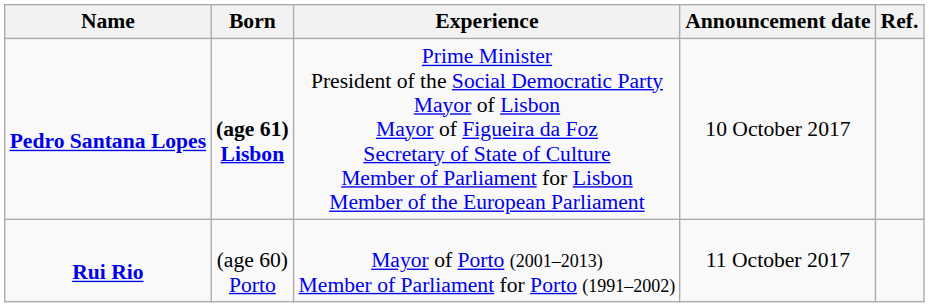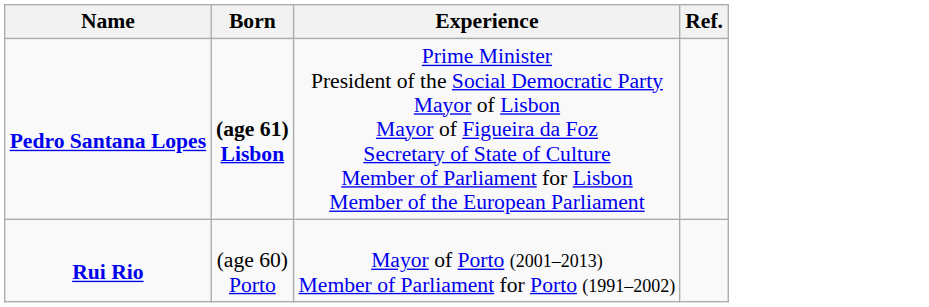- column: (778, 21)
